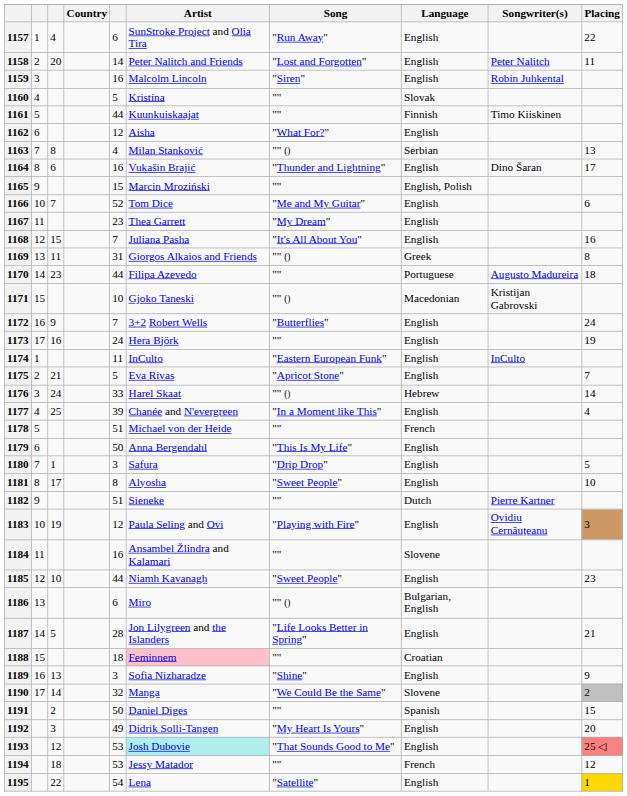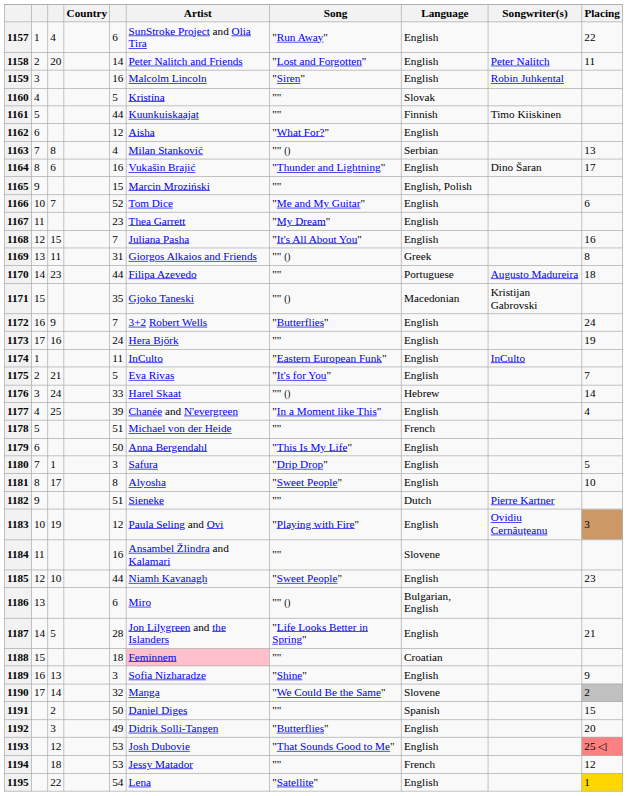(118, 298) 10 -> (118, 298) 35
(308, 376) "Apricot Stone" -> (302, 376) "It's for You"
(318, 728) "My Heart Is Yours" -> (300, 728) "Butterflies"
(159, 746) paleturquoise background -> (159, 746) no background
